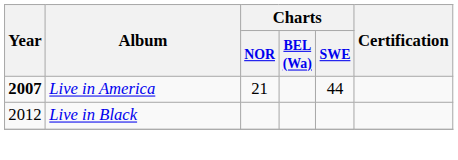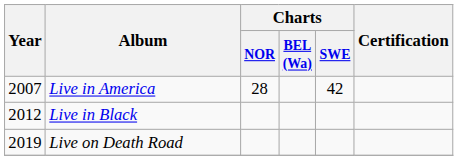(25, 89) bold -> (25, 89) normal
(260, 89) 21 -> (260, 89) 28
(335, 89) 44 -> (335, 89) 42
+ row: (116, 141)
